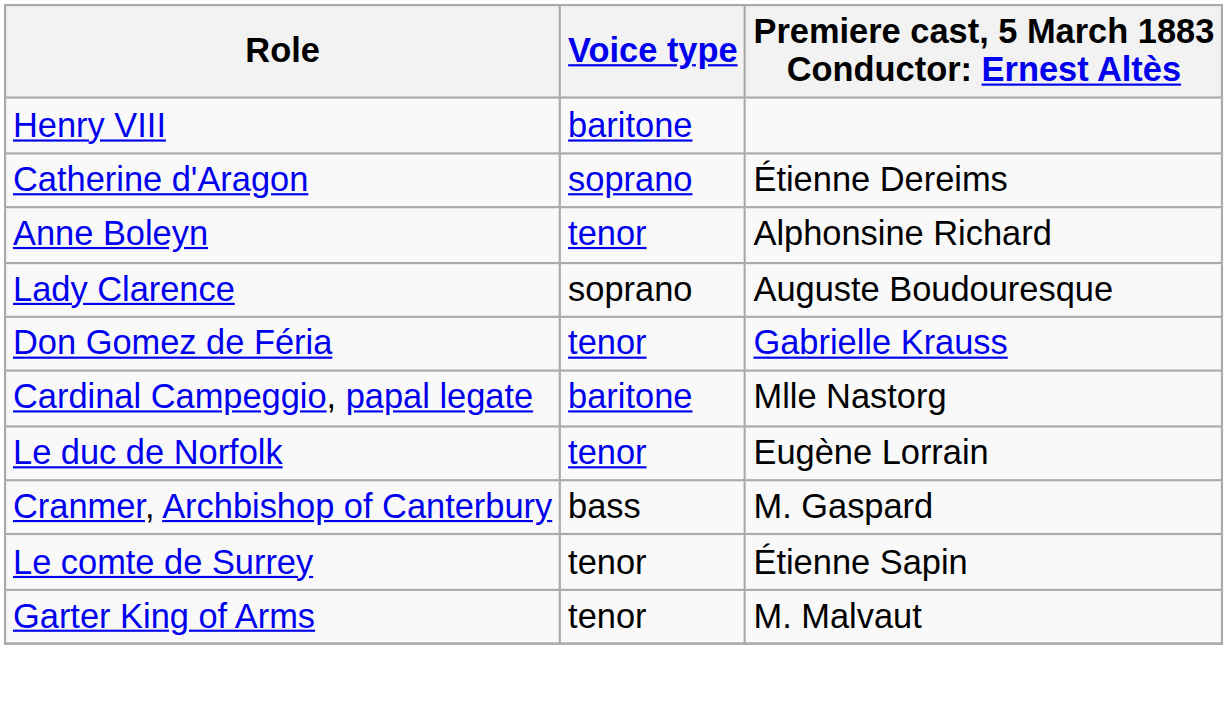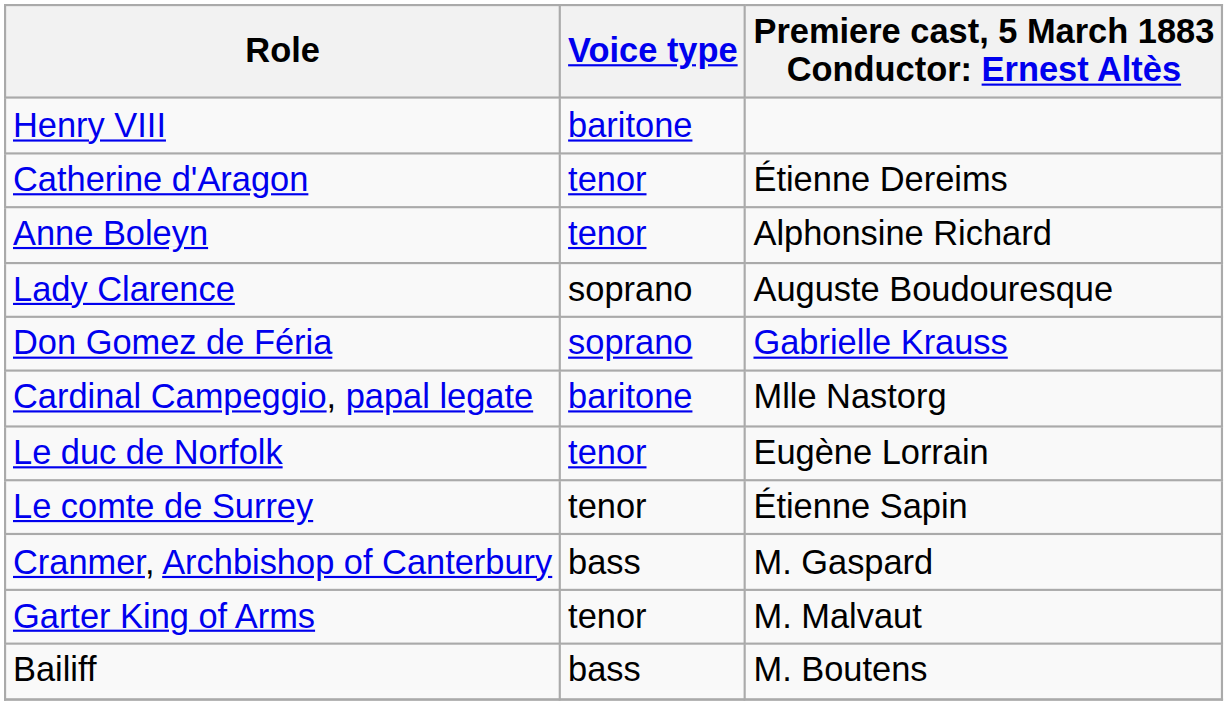(630, 179) soprano -> (607, 179) tenor
(607, 343) tenor -> (630, 343) soprano
rows swapped: (163, 561) <-> (283, 506)
+ row: (55, 670)
